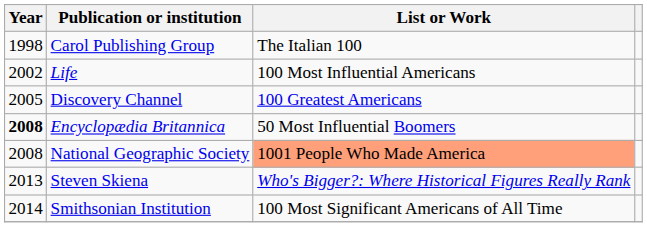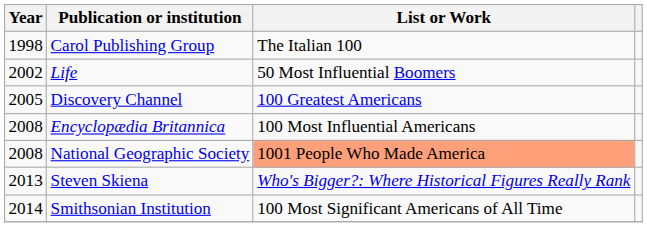(366, 72) 100 Most Influential Americans -> (356, 72) 50 Most Influential Boomers
(26, 126) bold -> (26, 126) normal
(356, 126) 50 Most Influential Boomers -> (366, 126) 100 Most Influential Americans
